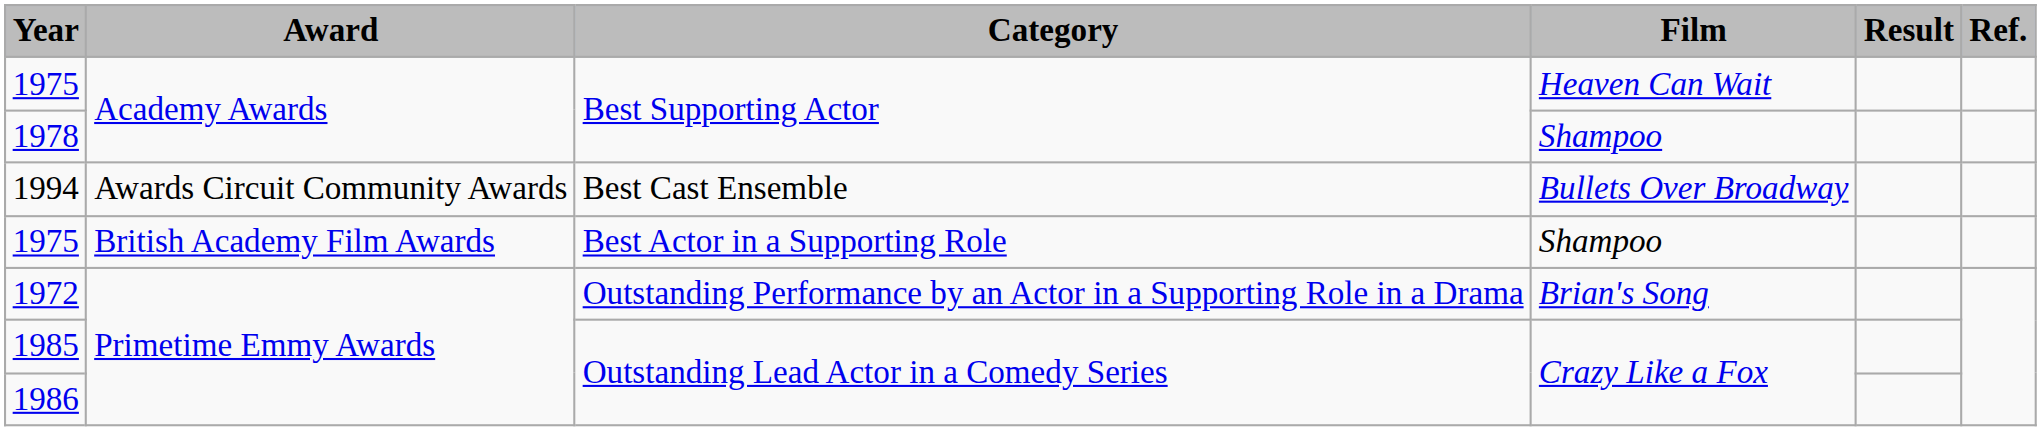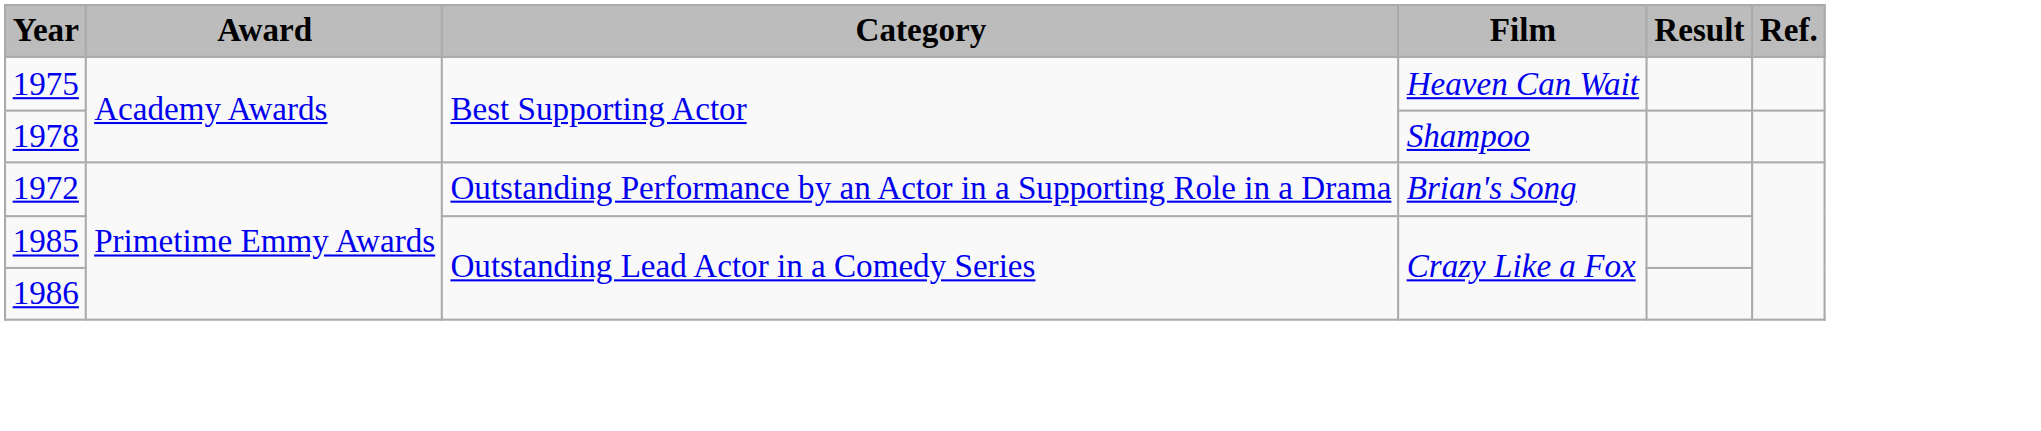- row: (46, 188)
- row: (46, 240)
